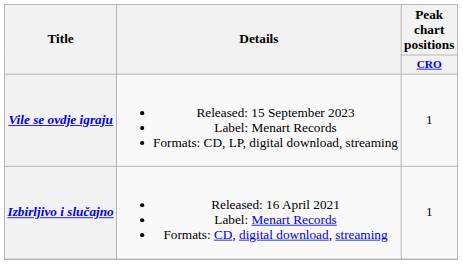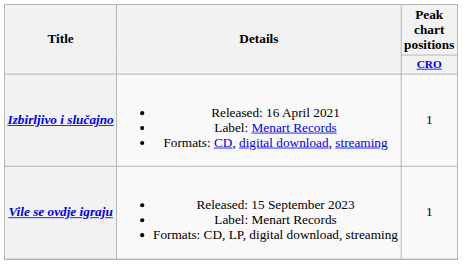rows swapped: (61, 212) <-> (61, 120)
